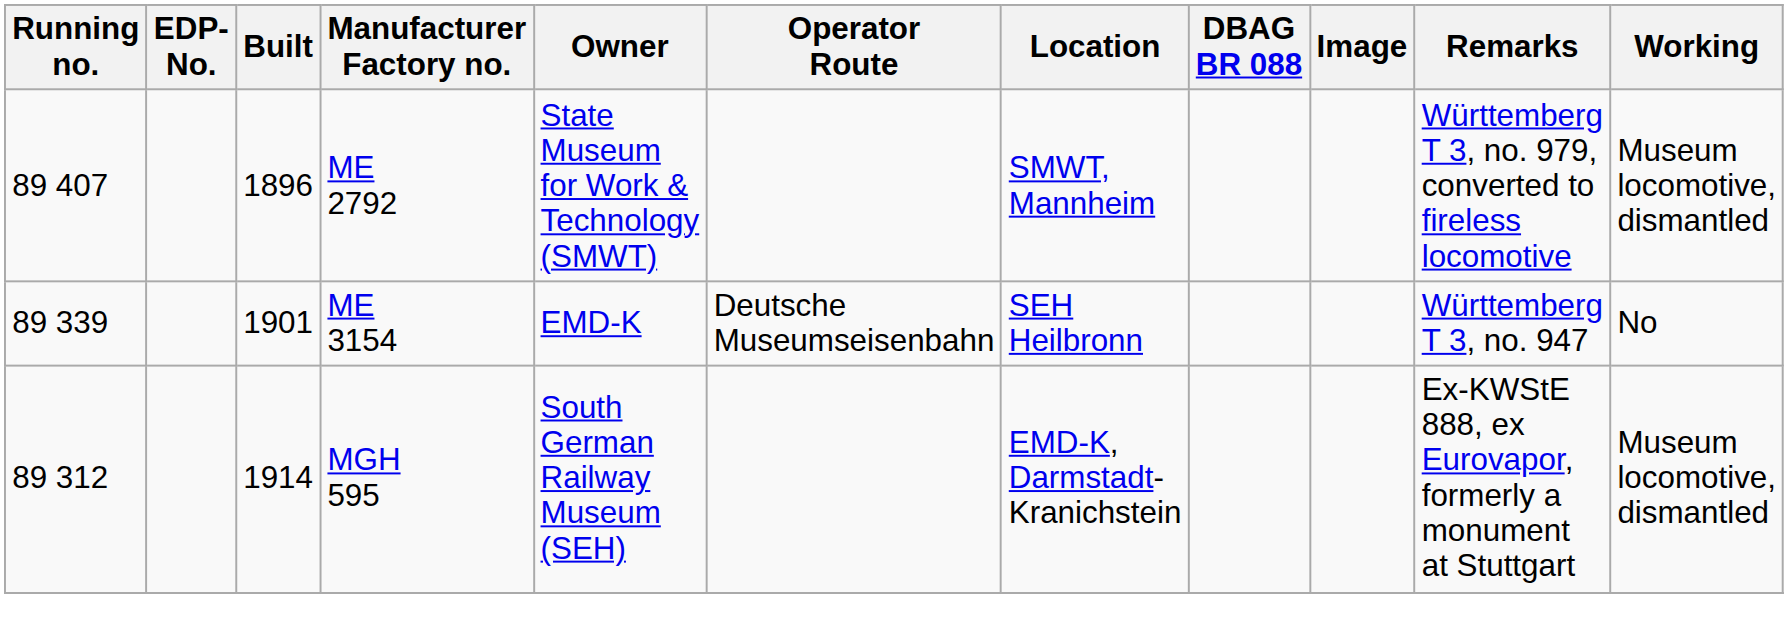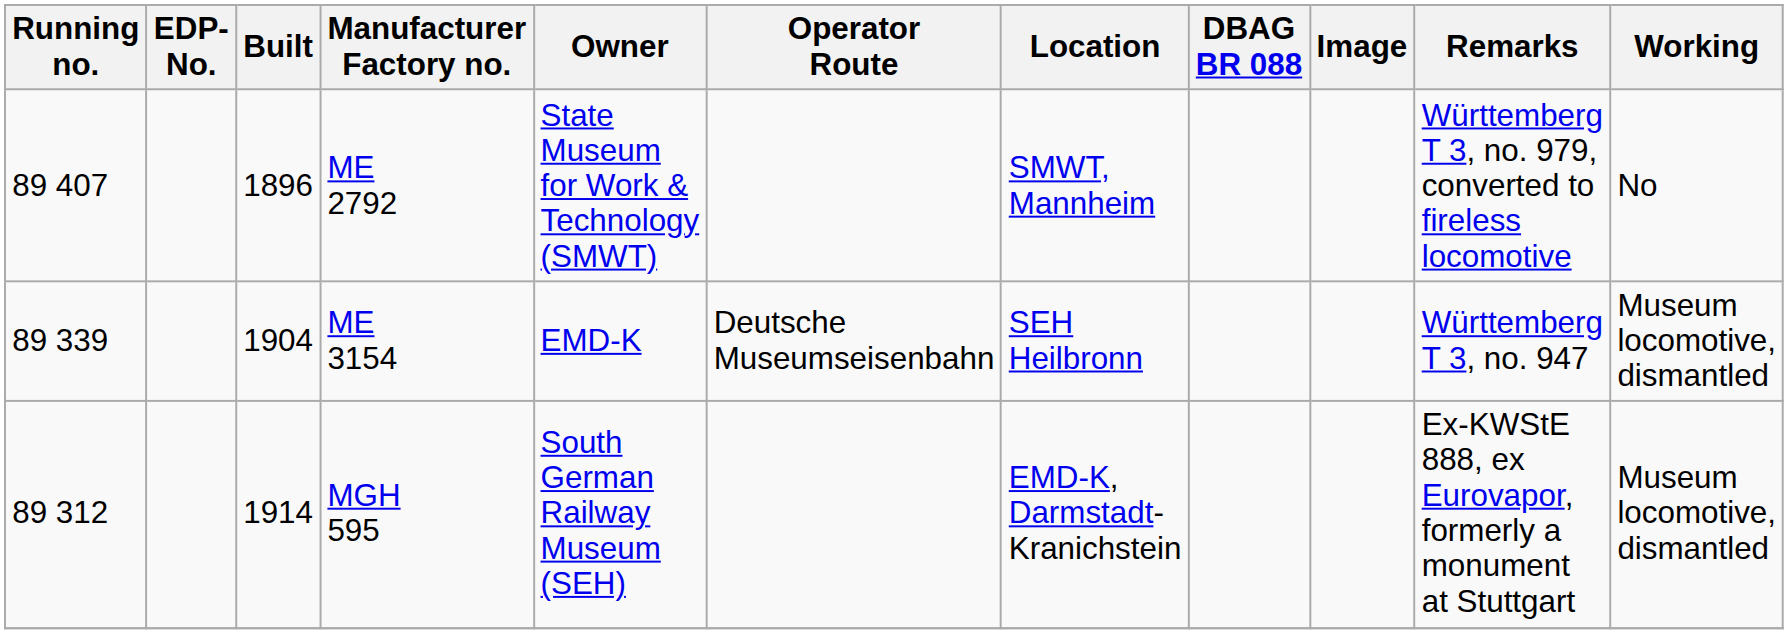(1697, 184) Museum locomotive, dismantled -> (1637, 184) No
(278, 322) 1901 -> (278, 340) 1904
(1637, 322) No -> (1697, 340) Museum locomotive, dismantled
